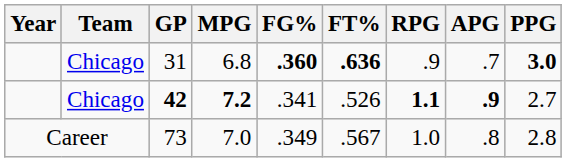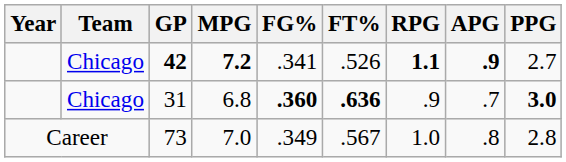rows swapped: (175, 61) <-> (175, 99)
